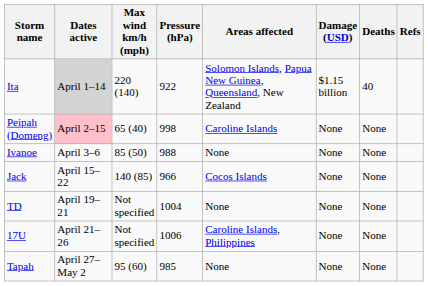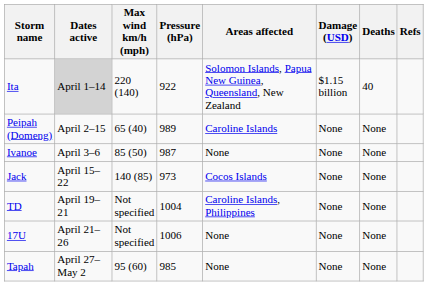(81, 129) pink background -> (81, 129) no background
(168, 129) 998 -> (168, 129) 989
(168, 152) 988 -> (168, 152) 987
(168, 176) 966 -> (168, 176) 973
(217, 206) None -> (243, 206) Caroline Islands, Philippines
(243, 236) Caroline Islands, Philippines -> (217, 236) None
